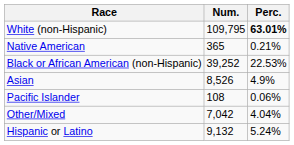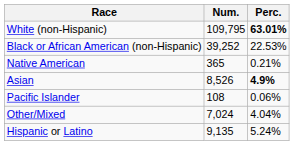rows swapped: (104, 64) <-> (46, 47)
(262, 81) normal -> (262, 81) bold
(220, 115) 7,042 -> (220, 115) 7,024
(220, 132) 9,132 -> (220, 132) 9,135
